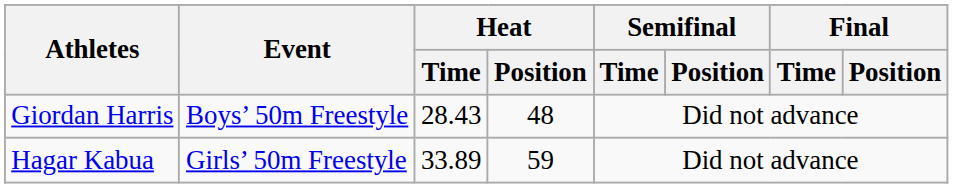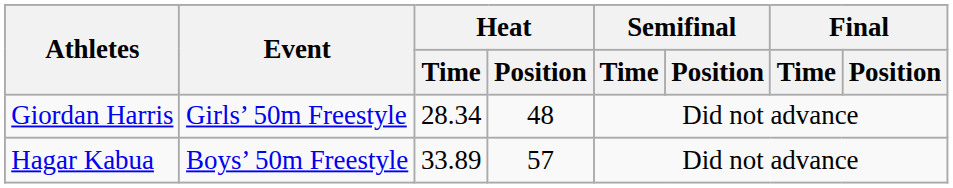(297, 115) Boys’ 50m Freestyle -> (296, 115) Girls’ 50m Freestyle
(451, 115) 28.43 -> (451, 115) 28.34
(296, 160) Girls’ 50m Freestyle -> (297, 160) Boys’ 50m Freestyle
(540, 160) 59 -> (540, 160) 57
